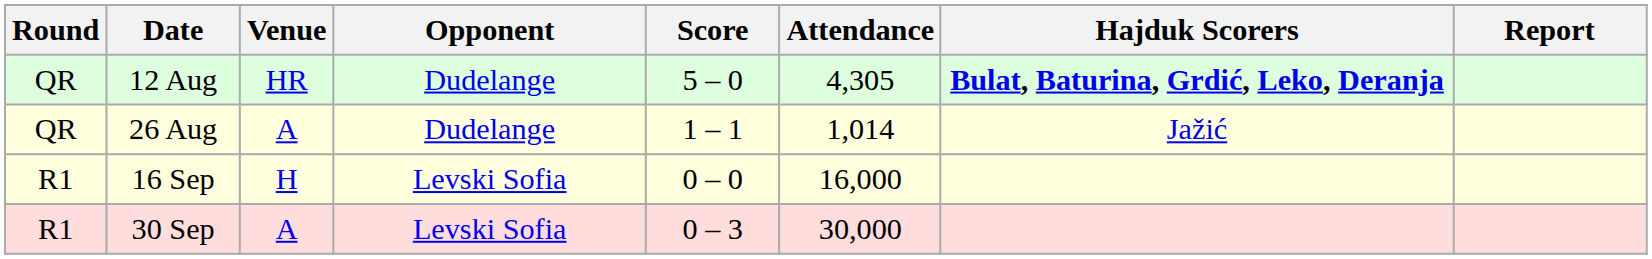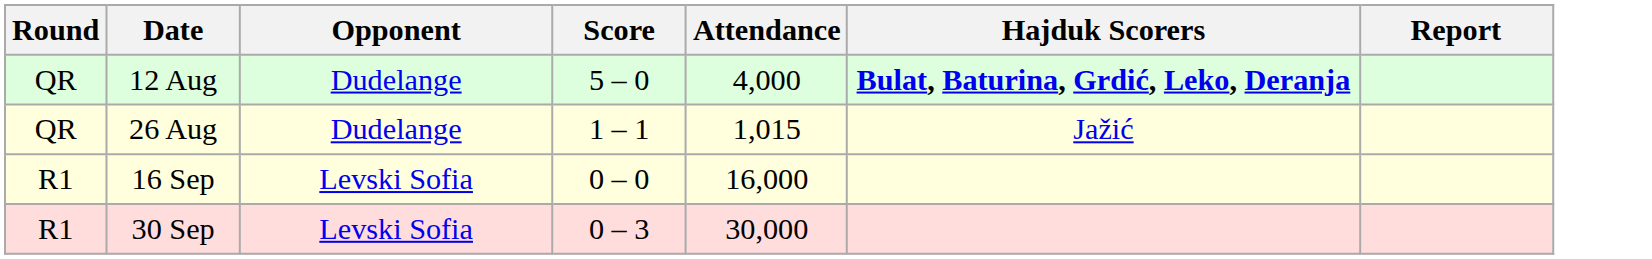- column: (287, 29)
(860, 79) 4,305 -> (767, 79) 4,000
(860, 129) 1,014 -> (767, 129) 1,015
